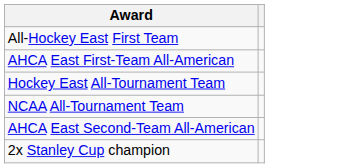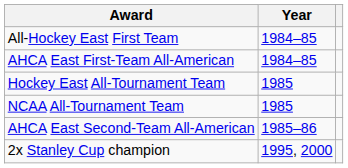+ column: (297, 15)
